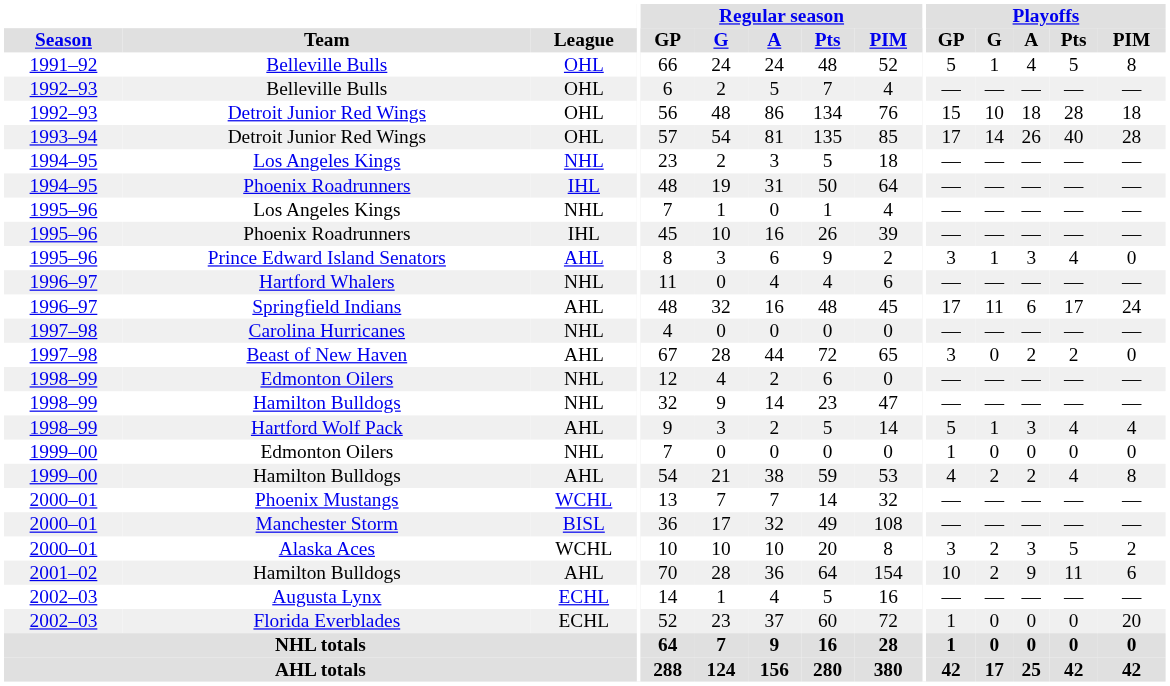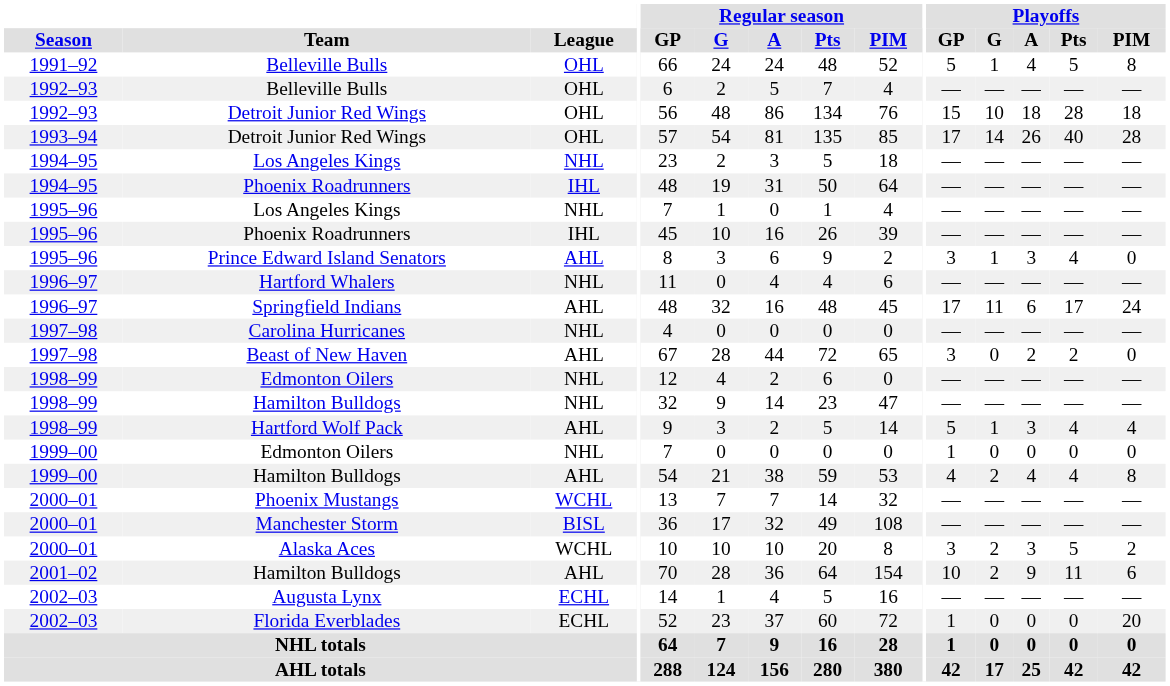(1031, 475) 2 -> (1031, 475) 4
